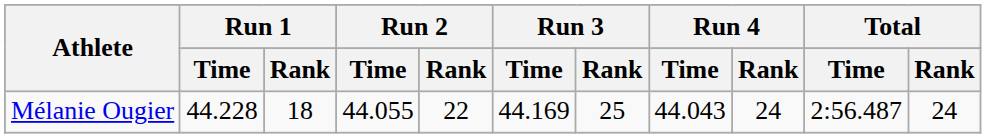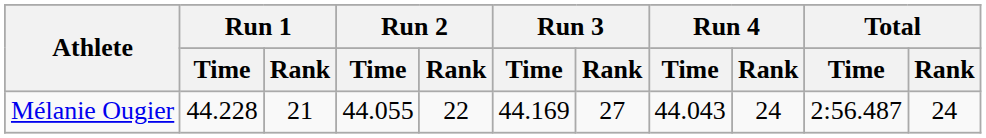(300, 111) 18 -> (300, 111) 21
(612, 111) 25 -> (612, 111) 27
